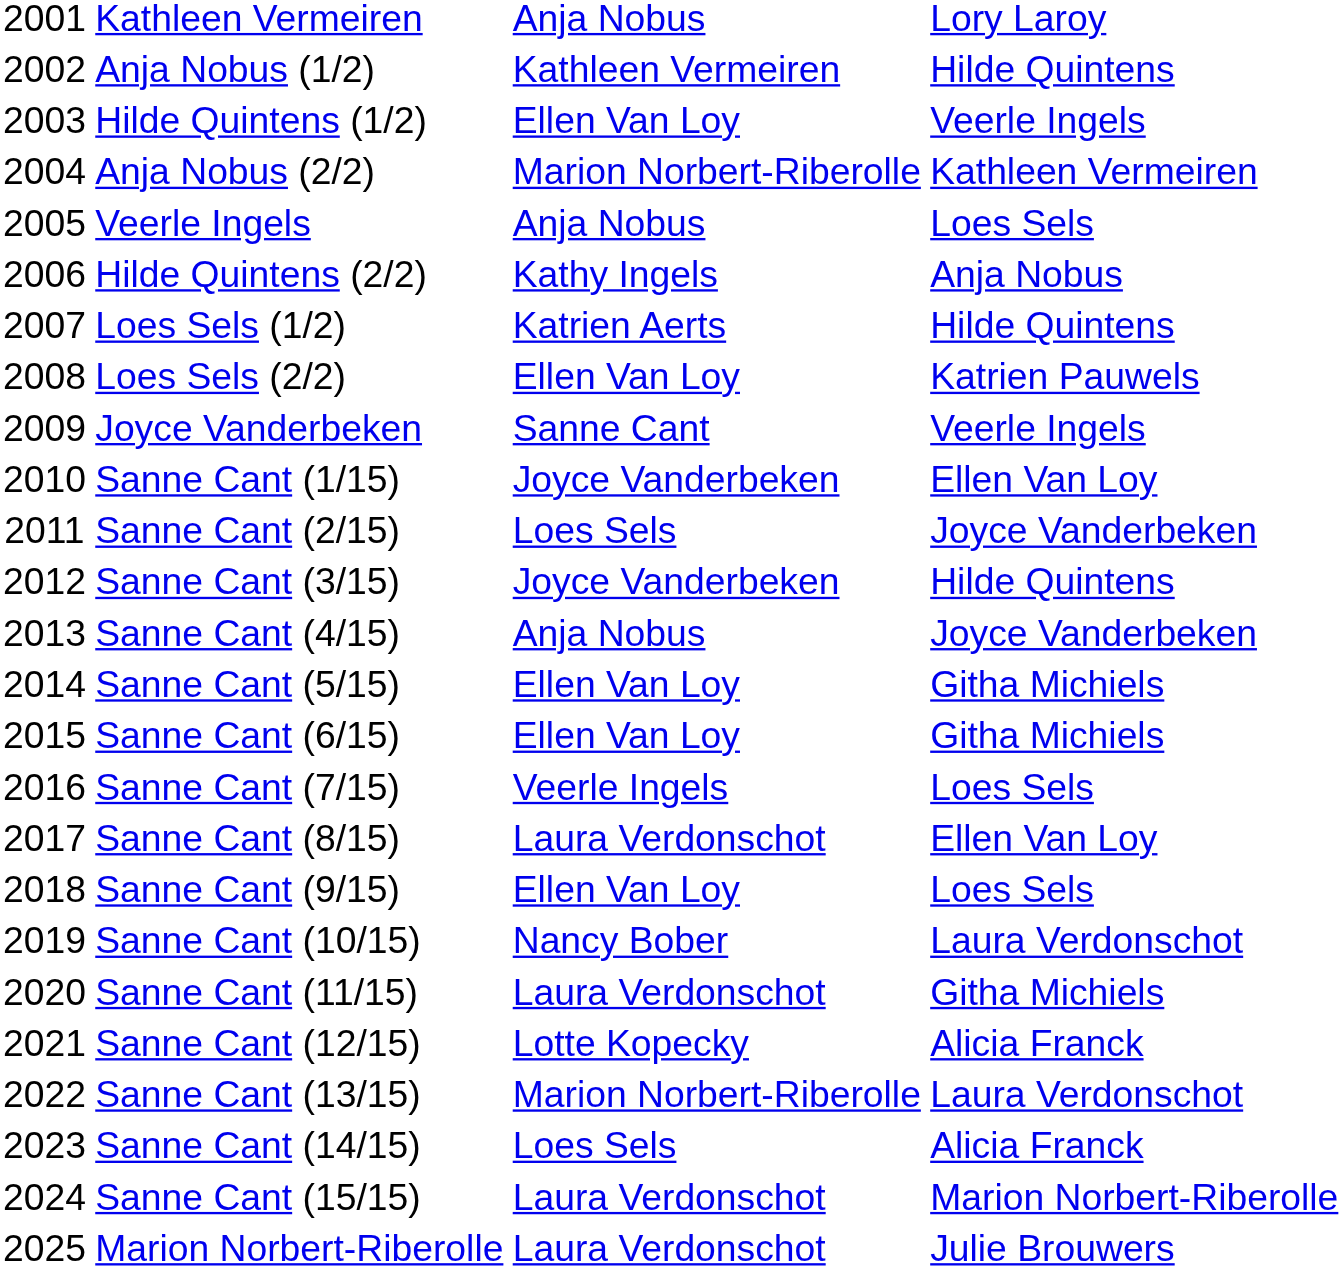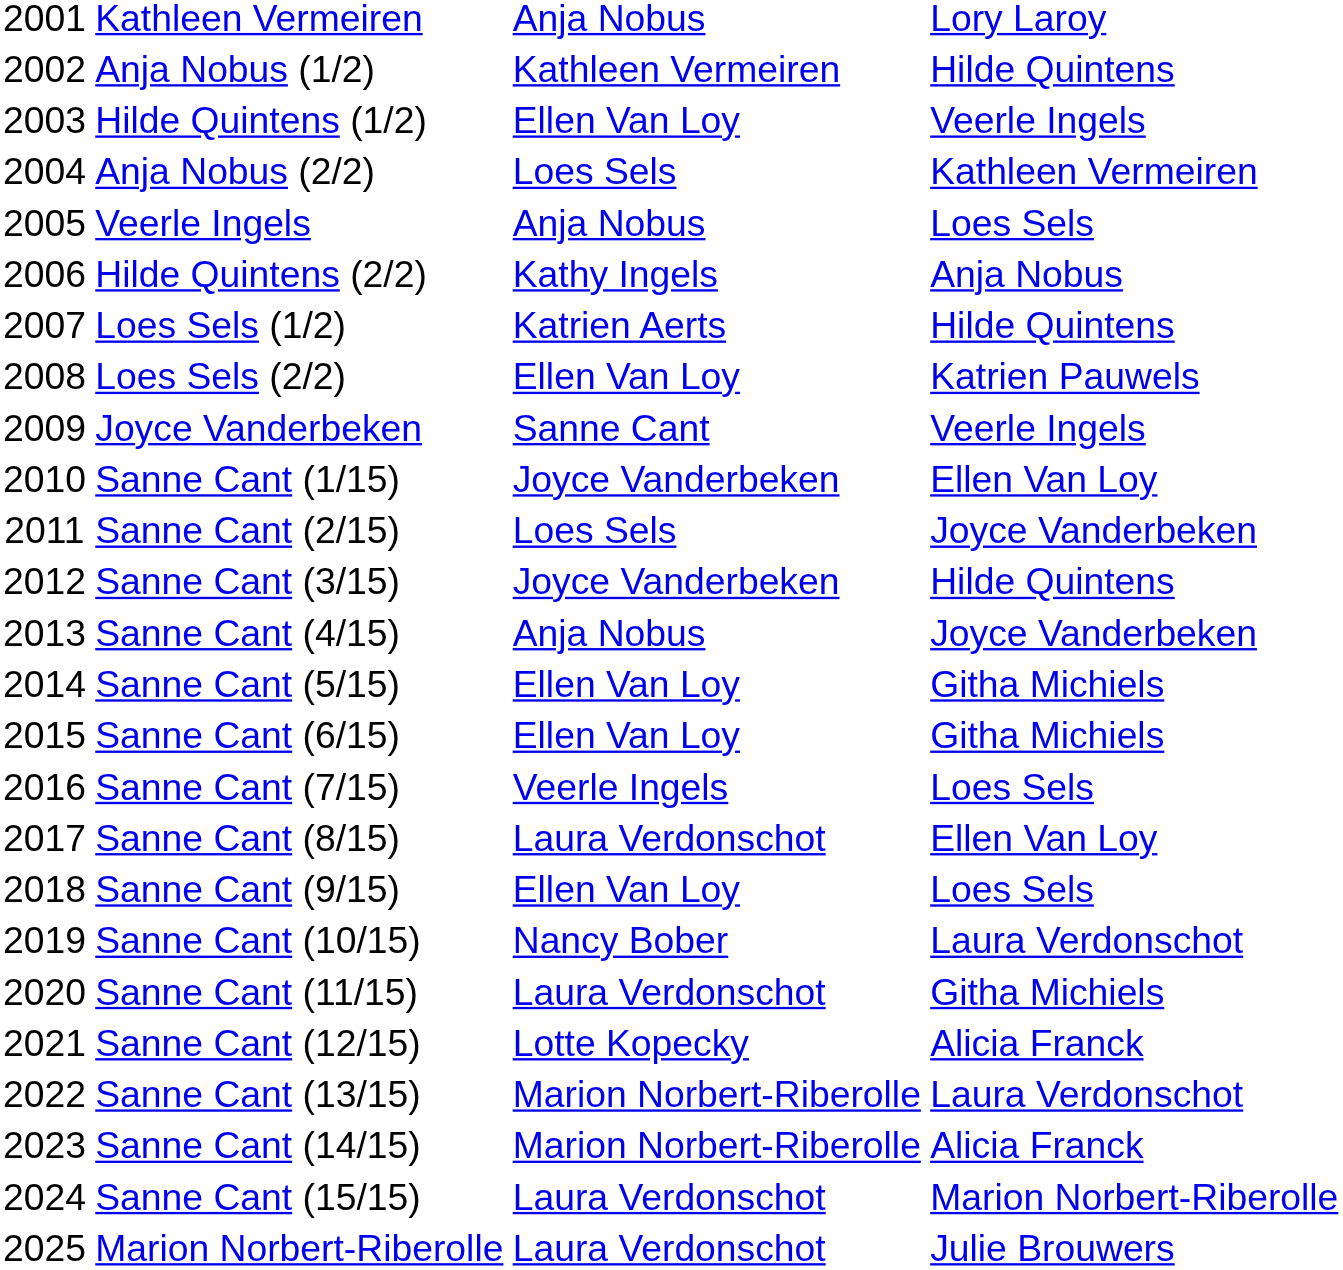(717, 172) Marion Norbert-Riberolle -> (595, 172) Loes Sels
(595, 1146) Loes Sels -> (717, 1146) Marion Norbert-Riberolle
